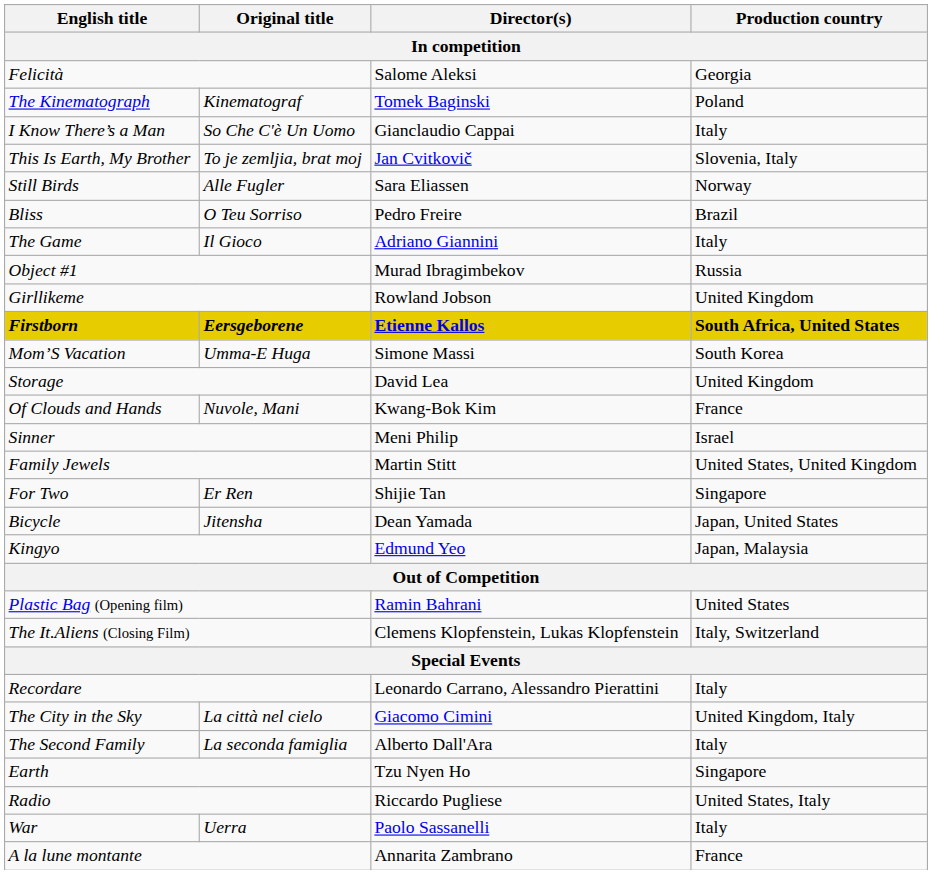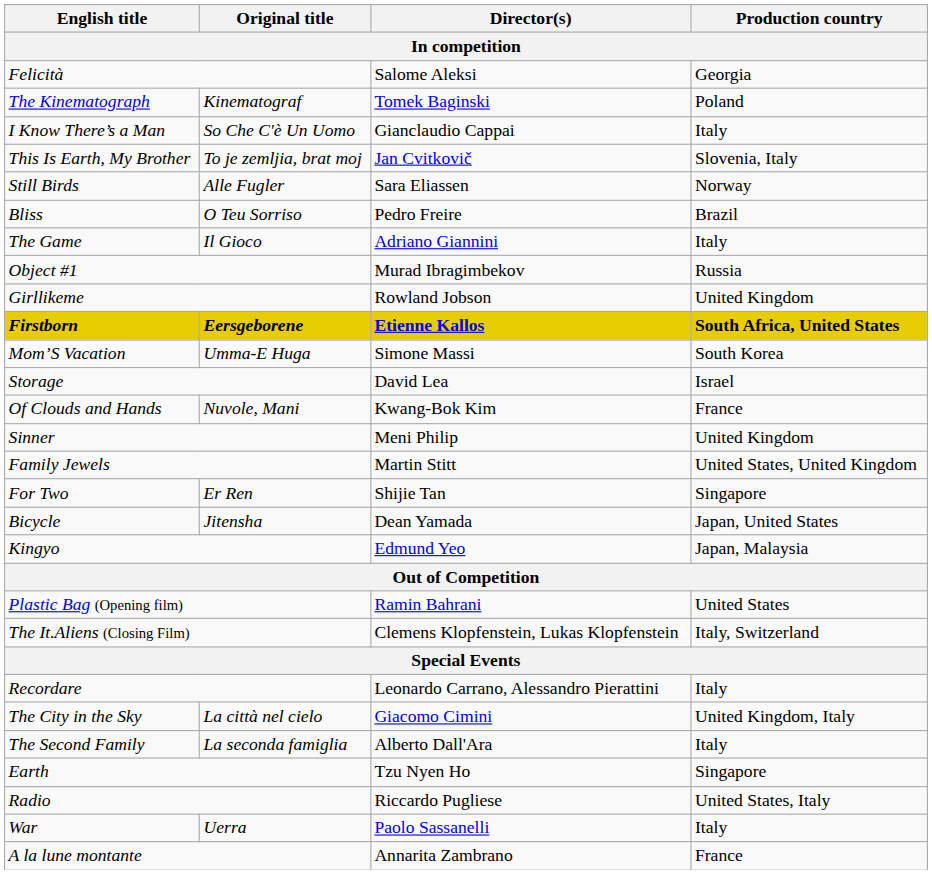(754, 381) United Kingdom -> (715, 381) Israel
(715, 437) Israel -> (754, 437) United Kingdom
